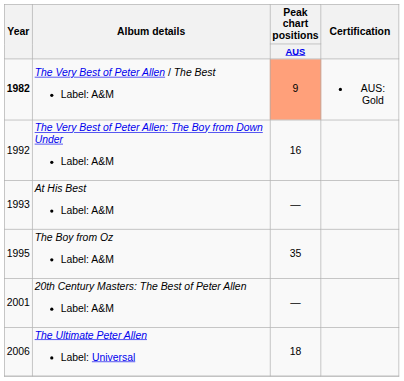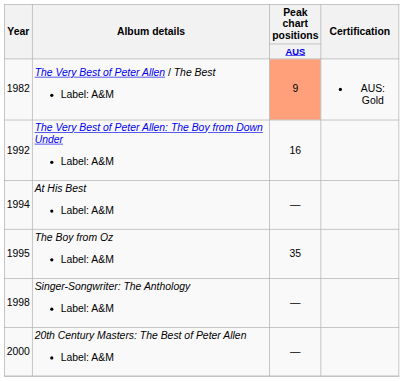(18, 89) bold -> (18, 89) normal
(18, 205) 1993 -> (18, 205) 1994
+ row: (151, 298)
(18, 303) 2001 -> (18, 352) 2000
- row: (151, 347)
